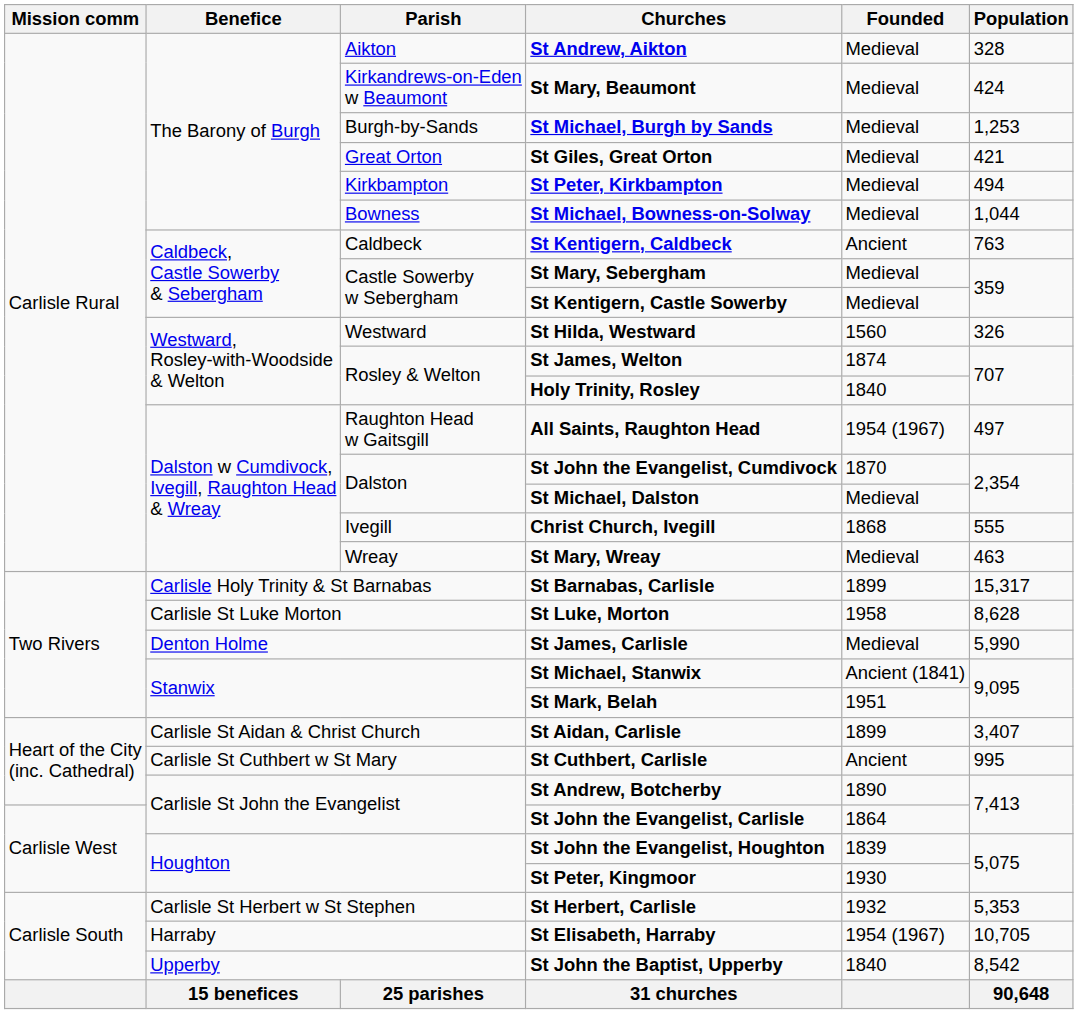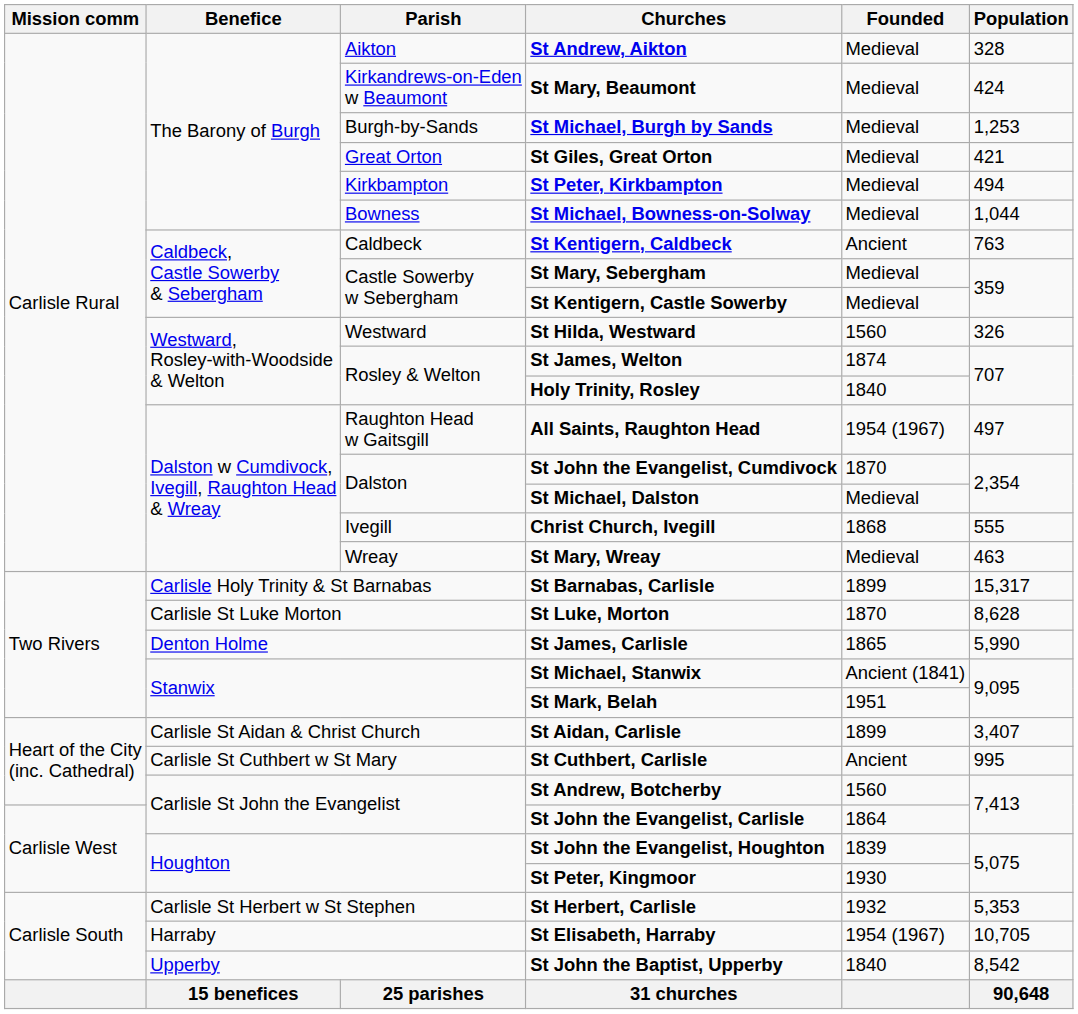(866, 614) 1958 -> (866, 614) 1870
(882, 644) Medieval -> (866, 644) 1865
(866, 790) 1890 -> (866, 790) 1560
